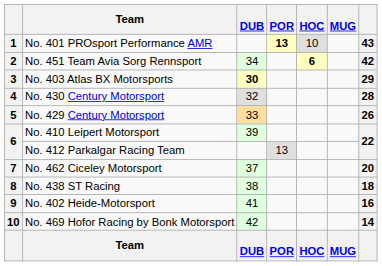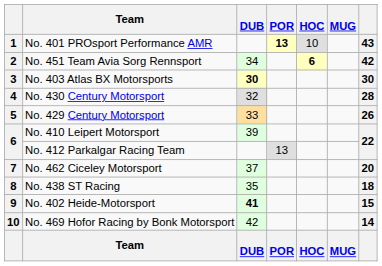(368, 79) 29 -> (368, 79) 30
(252, 185) 38 -> (252, 185) 35
(252, 203) normal -> (252, 203) bold
(368, 203) 16 -> (368, 203) 15
